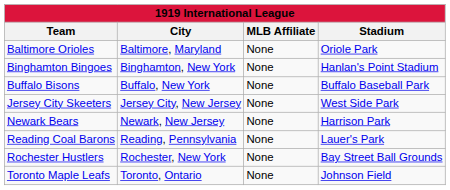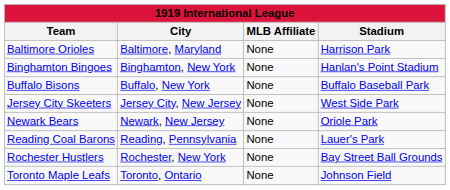(349, 49) Oriole Park -> (355, 49) Harrison Park
(355, 121) Harrison Park -> (349, 121) Oriole Park
